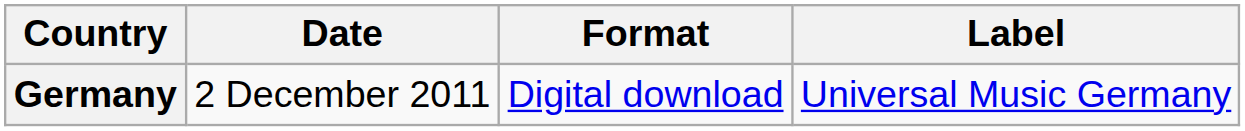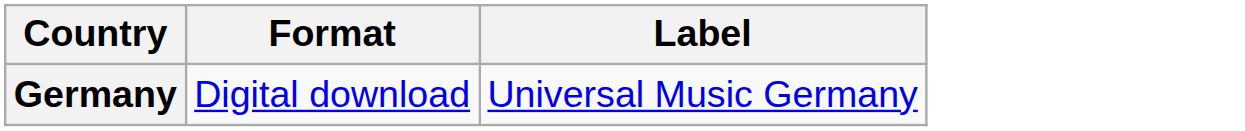- column: (342, 34)
